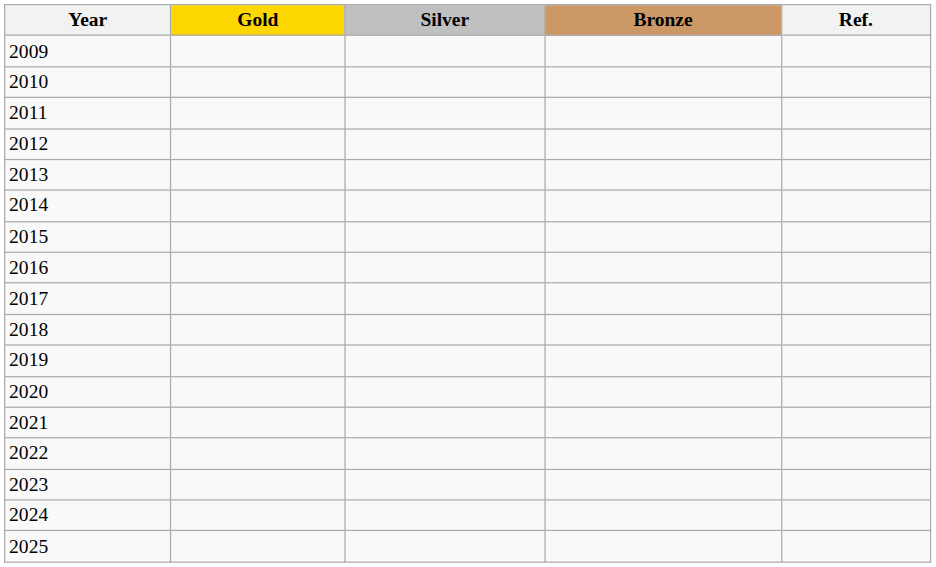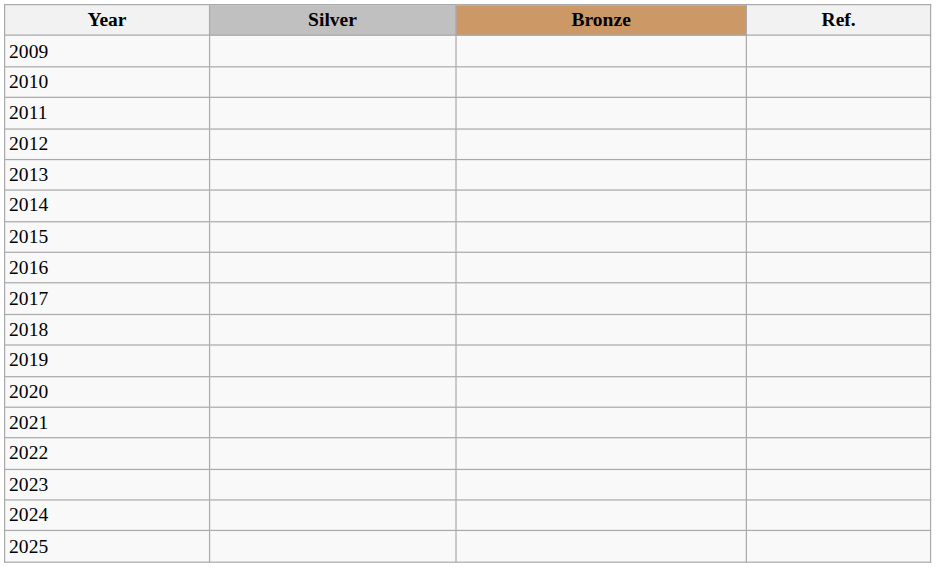- column: (258, 19)
